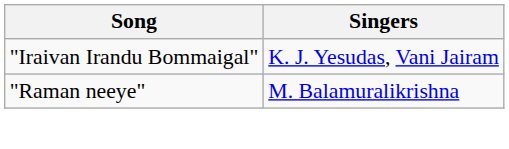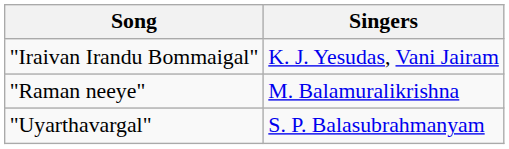+ row: (81, 125)
